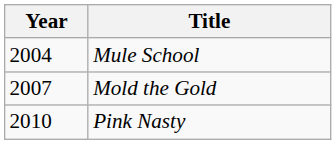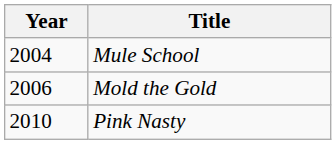(31, 88) 2007 -> (31, 88) 2006
